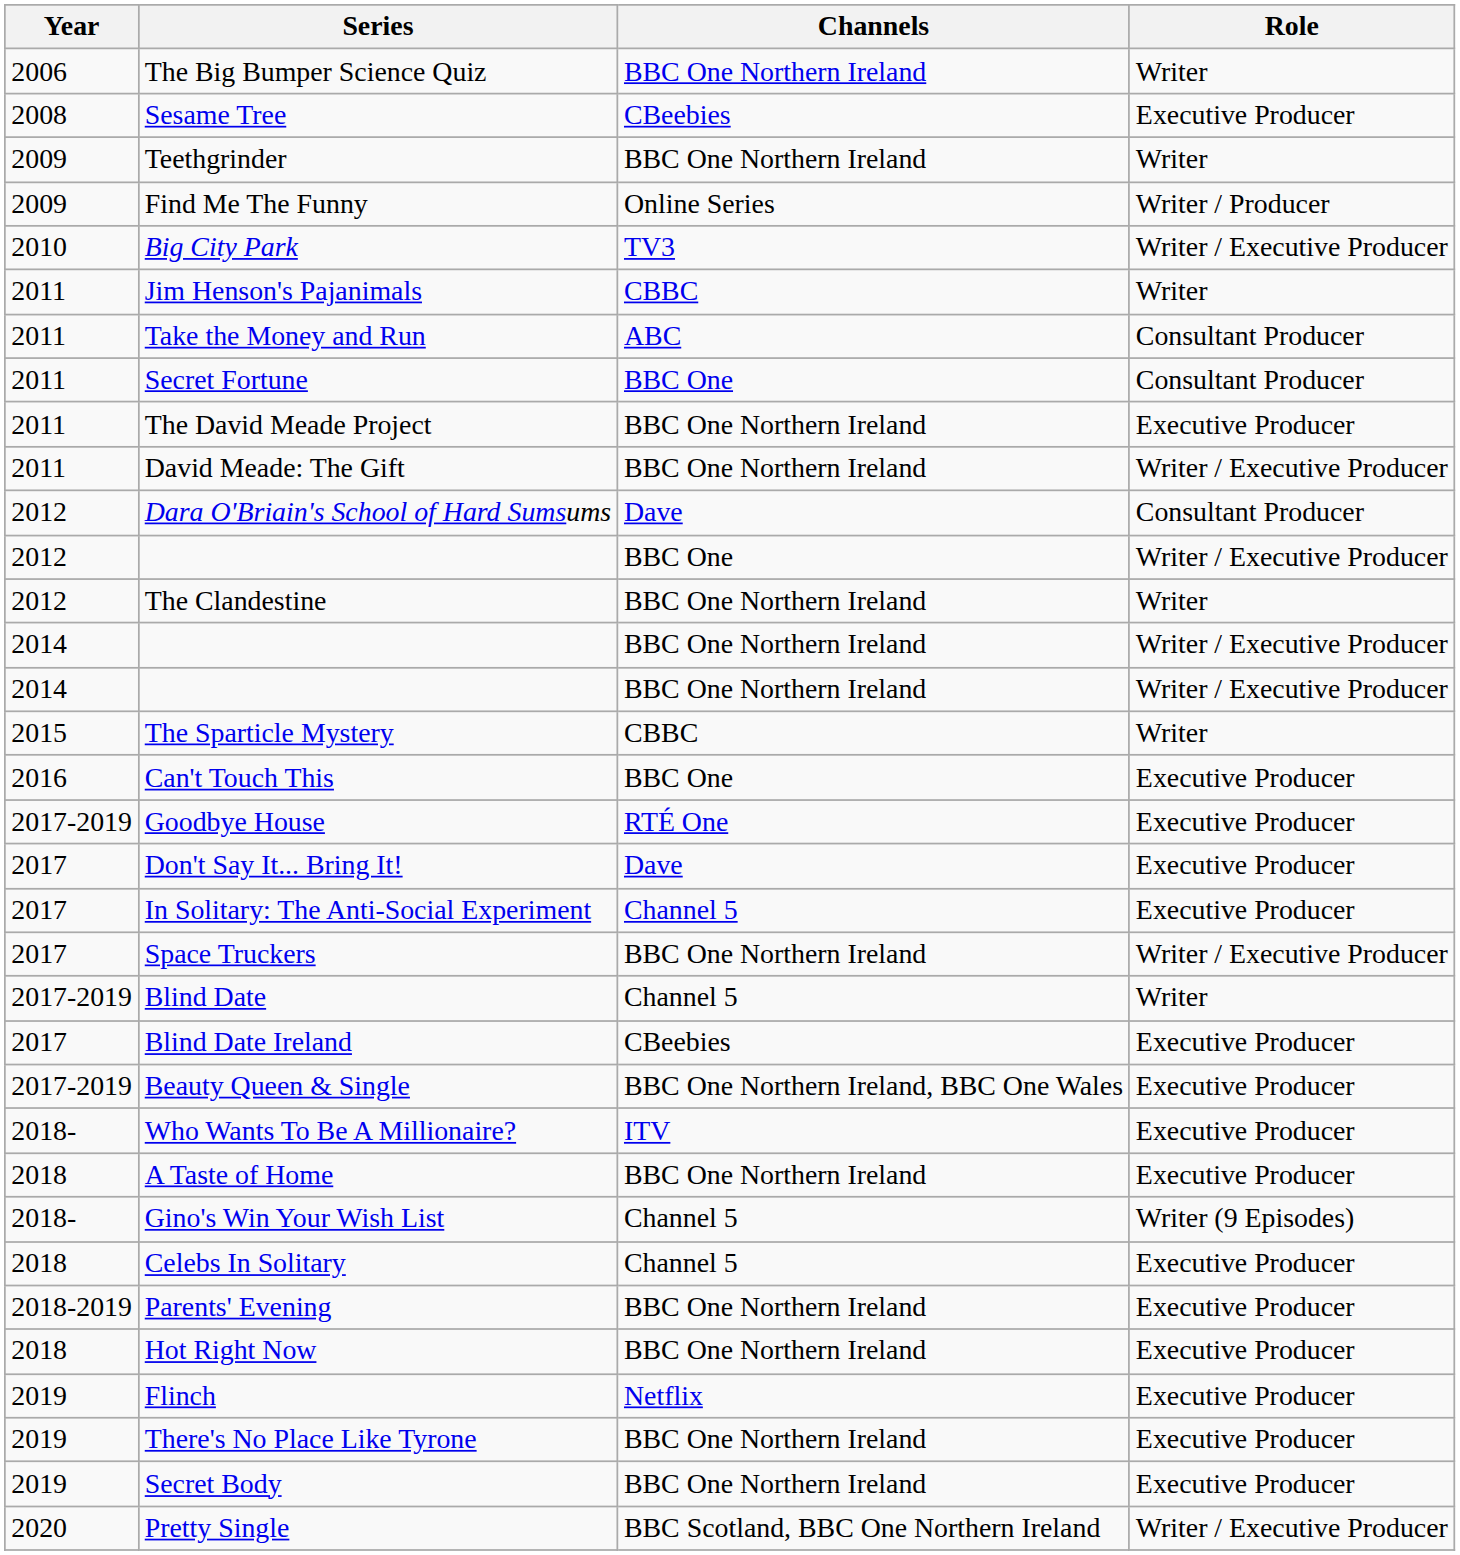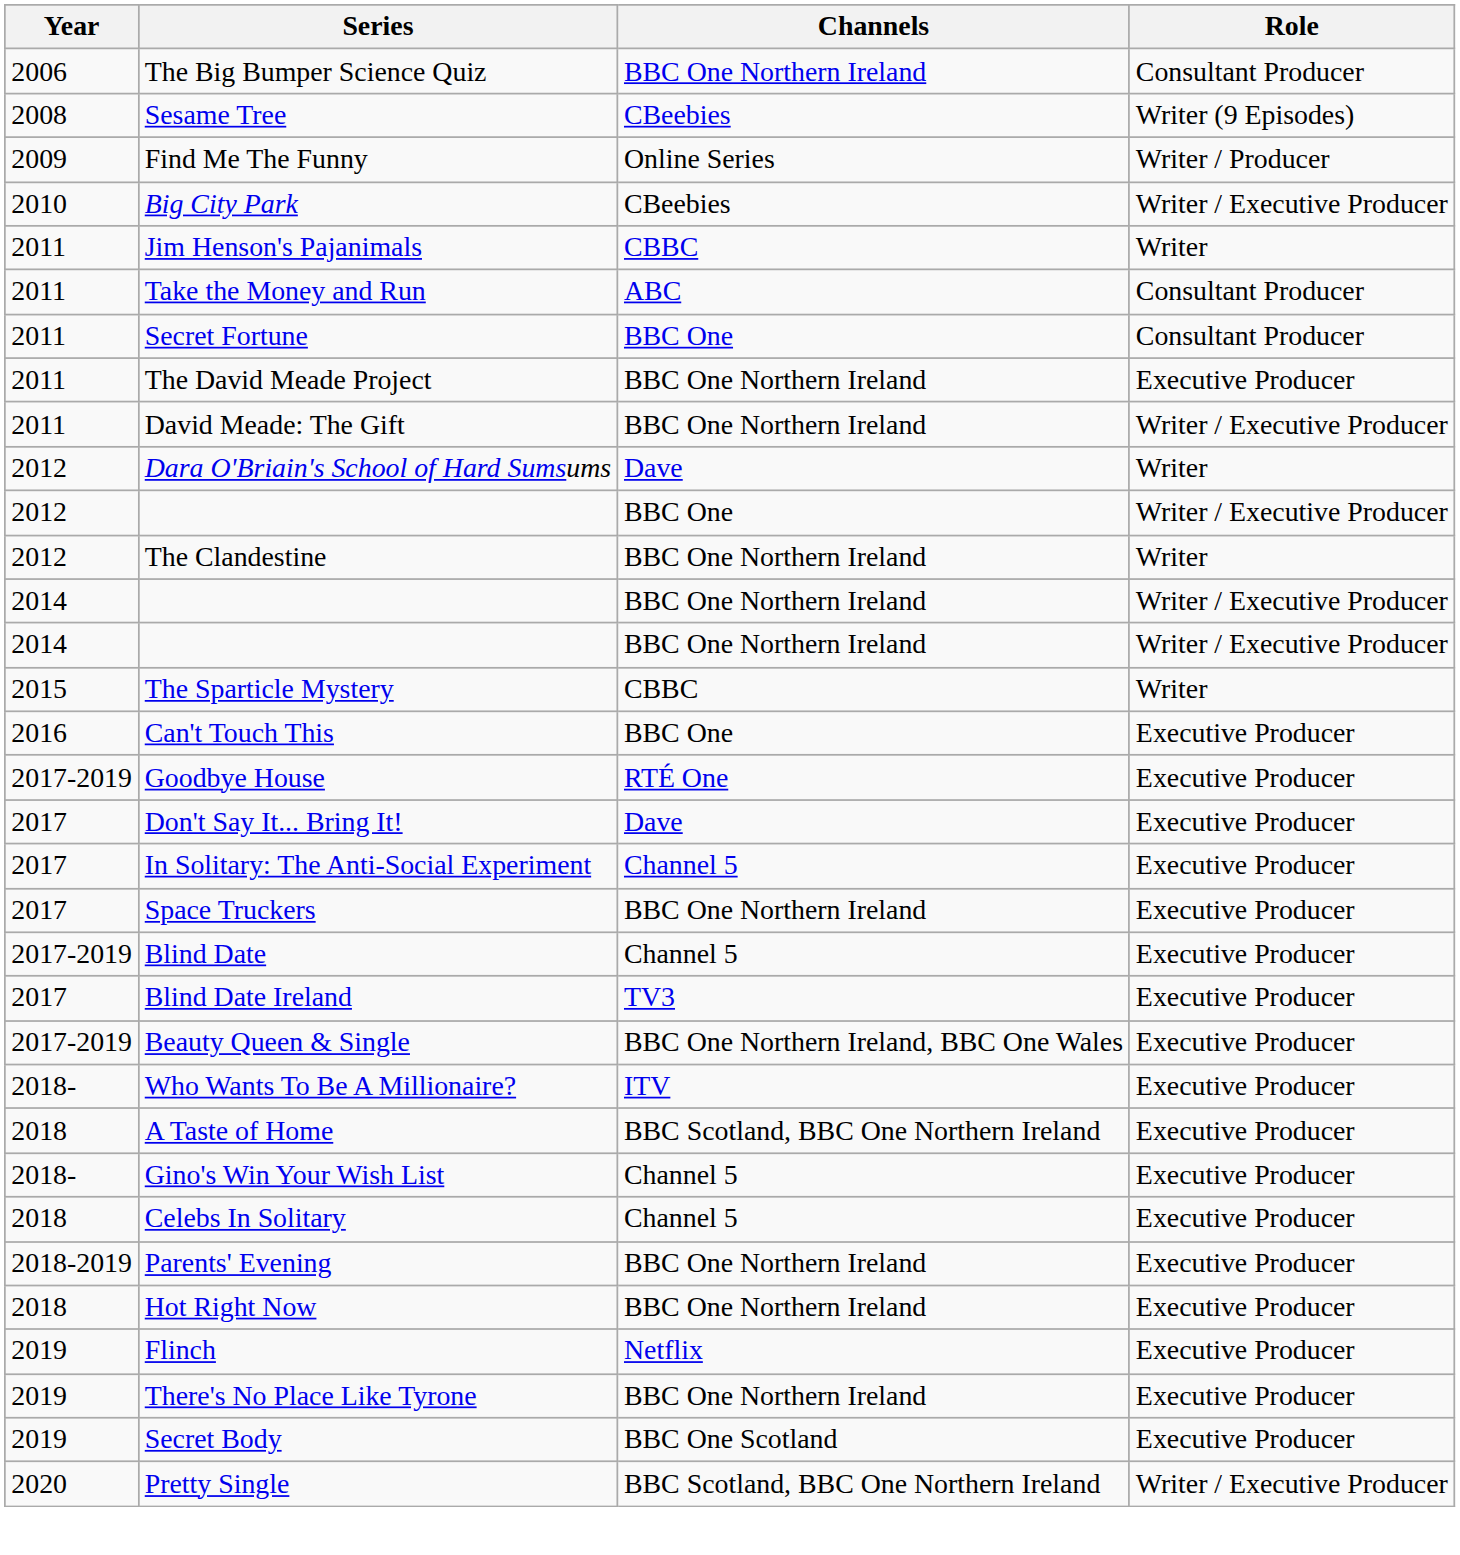(1172, 70) Writer -> (1250, 70) Consultant Producer
(1245, 114) Executive Producer -> (1245, 114) Writer (9 Episodes)
- row: (39, 159)
(649, 247) TV3 -> (677, 203) CBeebies
(1250, 512) Consultant Producer -> (1172, 468) Writer
(1292, 953) Writer / Executive Producer -> (1245, 909) Executive Producer
(1172, 997) Writer -> (1245, 953) Executive Producer
(677, 1042) CBeebies -> (649, 997) TV3
(775, 1174) BBC One Northern Ireland -> (862, 1130) BBC Scotland, BBC One Northern Ireland
(1245, 1218) Writer (9 Episodes) -> (1245, 1174) Executive Producer
(775, 1483) BBC One Northern Ireland -> (731, 1439) BBC One Scotland
